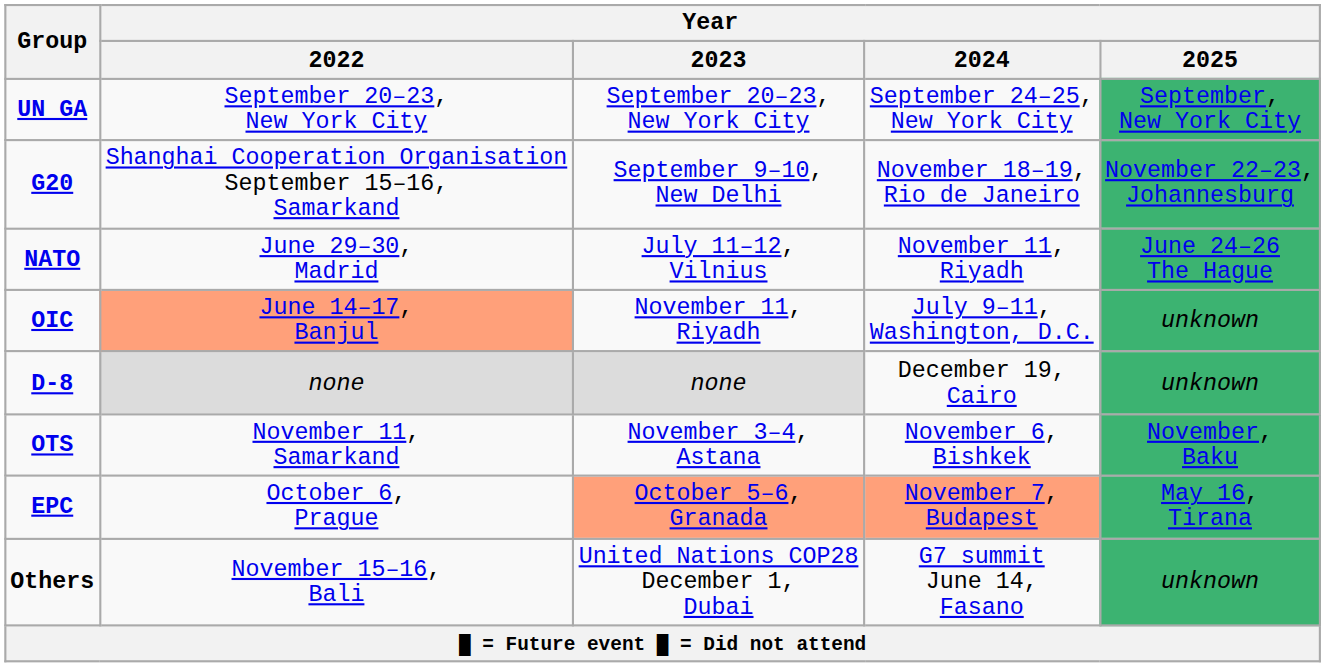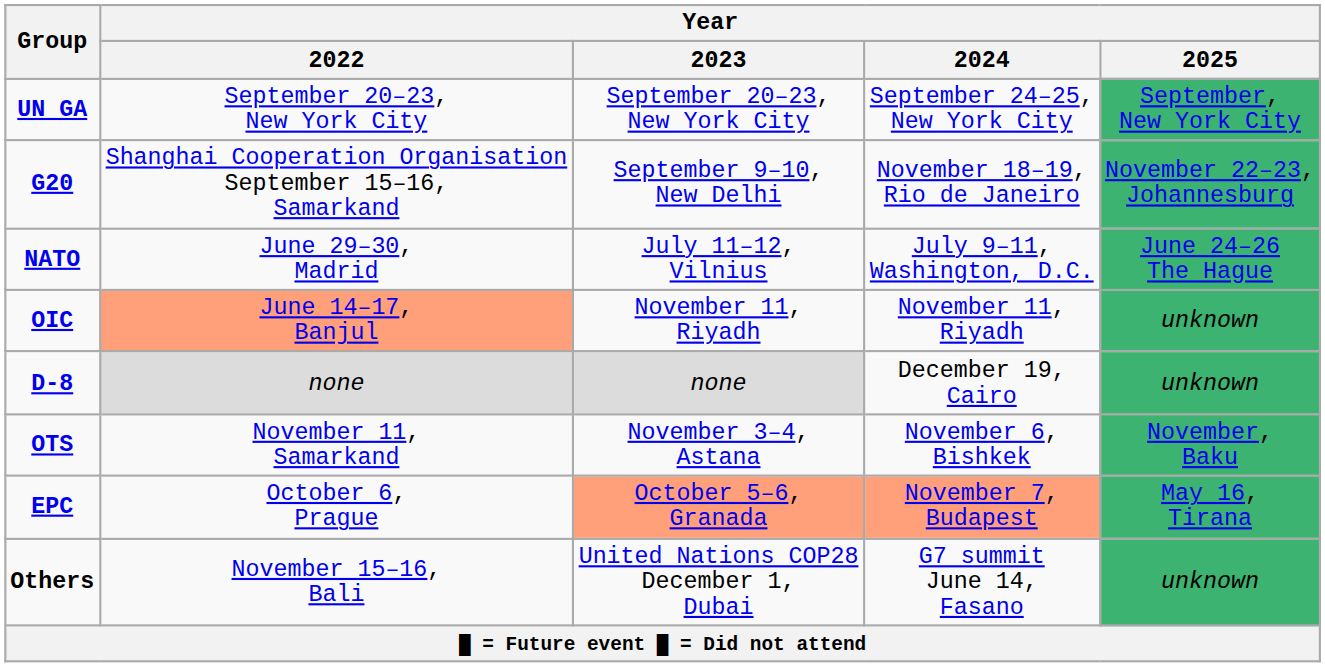(982, 259) November 11, Riyadh -> (982, 259) July 9–11, Washington, D.C.
(982, 321) July 9–11, Washington, D.C. -> (982, 321) November 11, Riyadh
